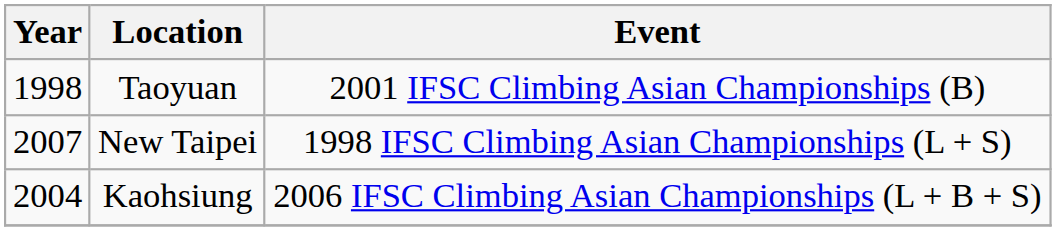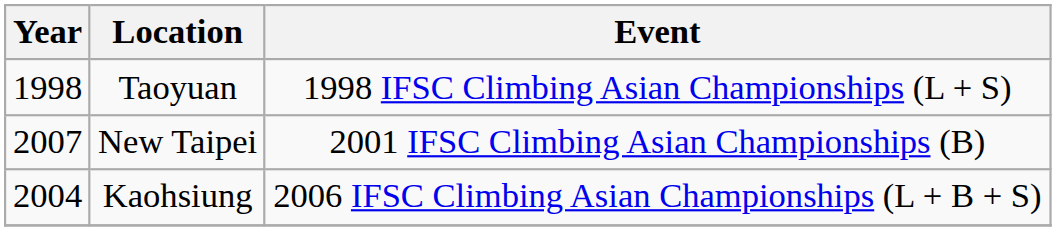(657, 86) 2001 IFSC Climbing Asian Championships (B) -> (657, 86) 1998 IFSC Climbing Asian Championships (L + S)
(657, 141) 1998 IFSC Climbing Asian Championships (L + S) -> (657, 141) 2001 IFSC Climbing Asian Championships (B)
